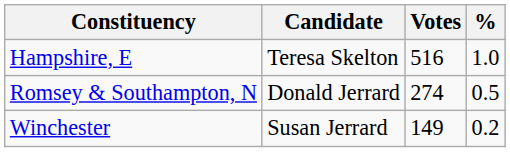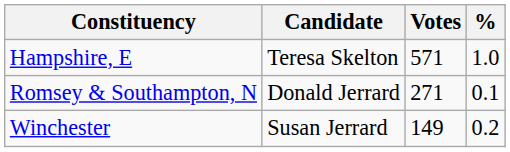(427, 57) 516 -> (427, 57) 571
(427, 92) 274 -> (427, 92) 271
(485, 92) 0.5 -> (485, 92) 0.1
